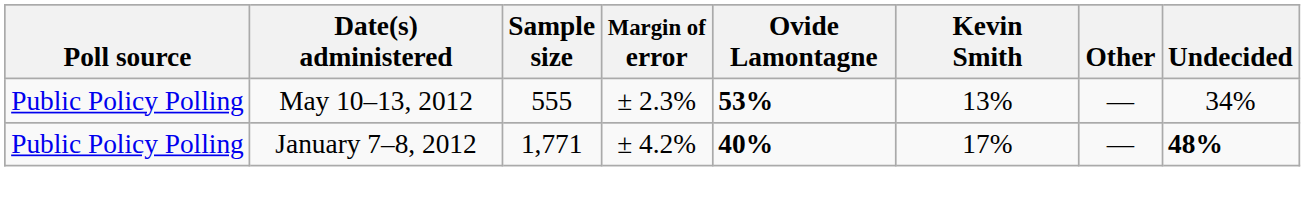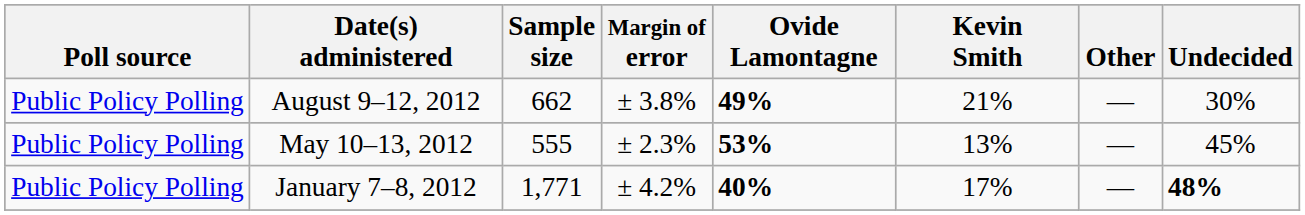+ row: (376, 100)
(1230, 100) 34% -> (1230, 143) 45%
